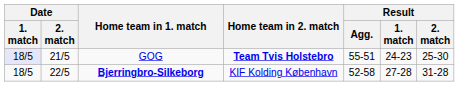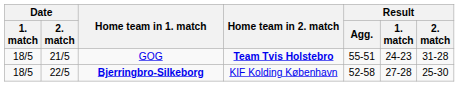(23, 56) lavender background -> (23, 56) no background
(435, 56) 25-30 -> (435, 56) 31-28
(435, 72) 31-28 -> (435, 72) 25-30
